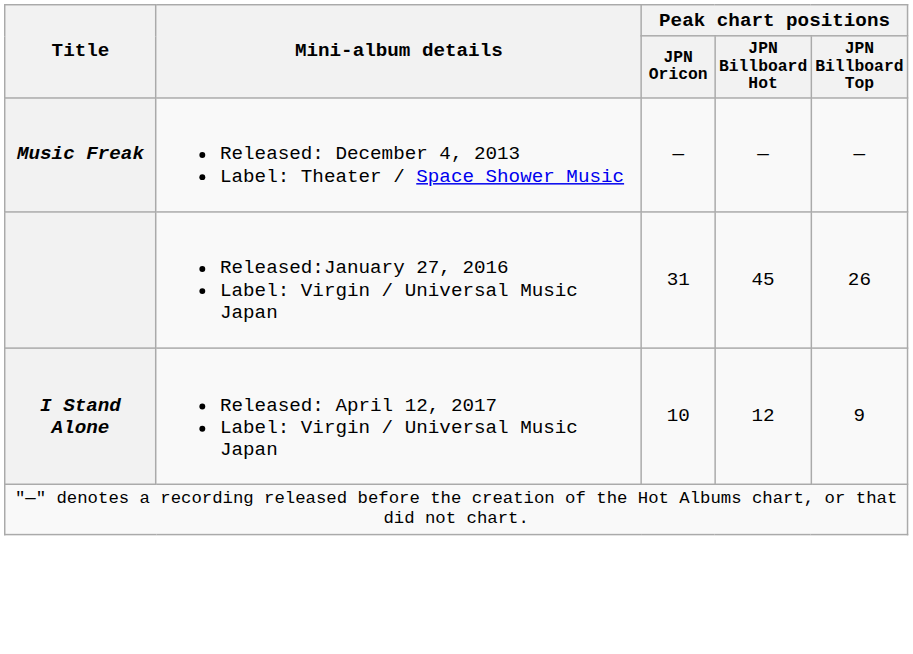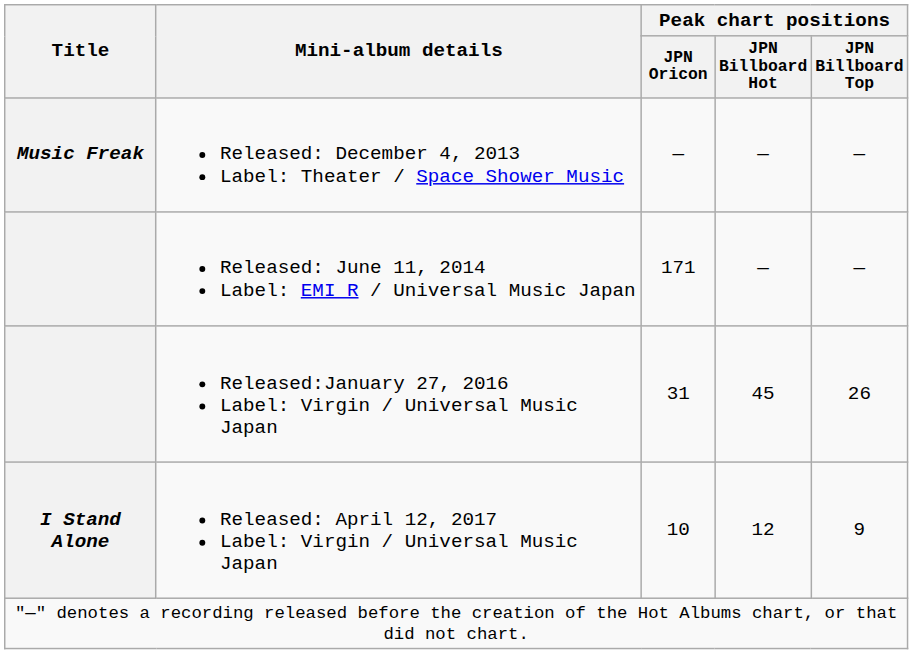+ row: (399, 280)
